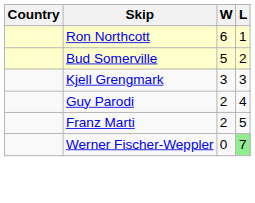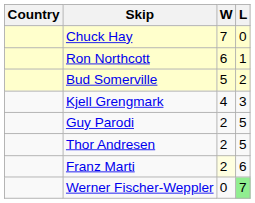+ row: (99, 36)
(224, 79) 3 -> (224, 101) 4
(243, 101) 4 -> (243, 123) 5
+ row: (111, 144)
(224, 123) no background -> (224, 166) lightyellow background
(243, 123) 5 -> (243, 166) 6
